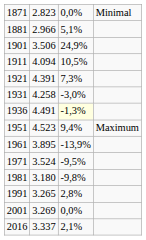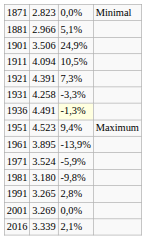(73, 95) -3,0% -> (73, 95) -3,3%
(73, 161) -9,5% -> (73, 161) -5,9%
(44, 227) 3.337 -> (44, 227) 3.339
